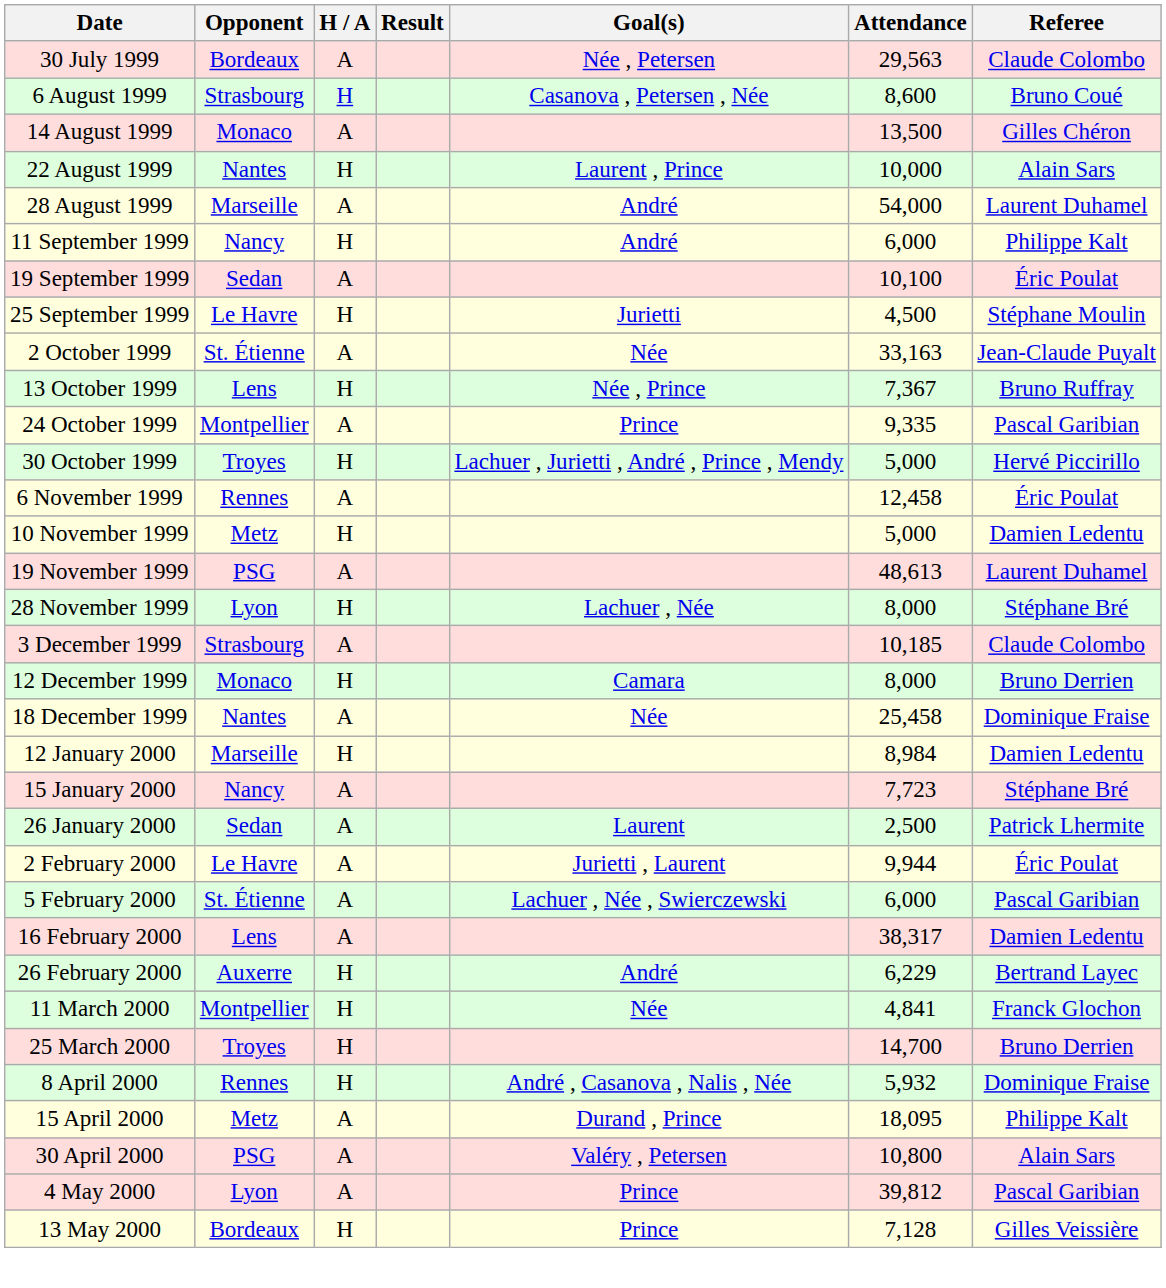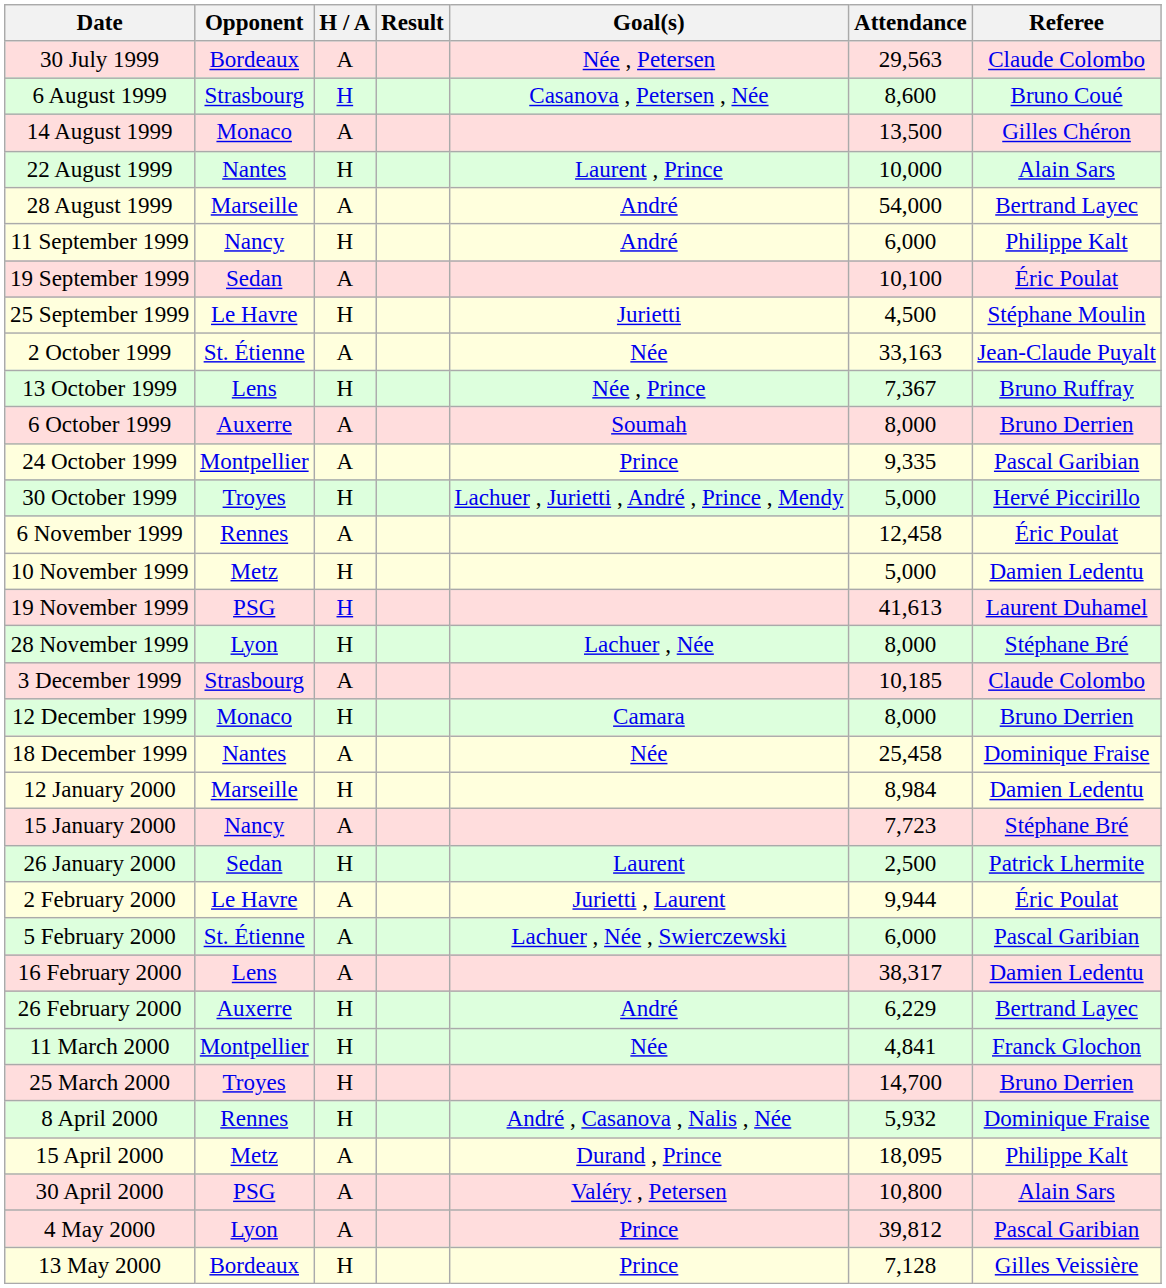(1067, 205) Laurent Duhamel -> (1067, 205) Bertrand Layec
+ row: (100, 424)
(345, 570) A -> (345, 607) H
(910, 570) 48,613 -> (910, 607) 41,613
(345, 826) A -> (345, 863) H
